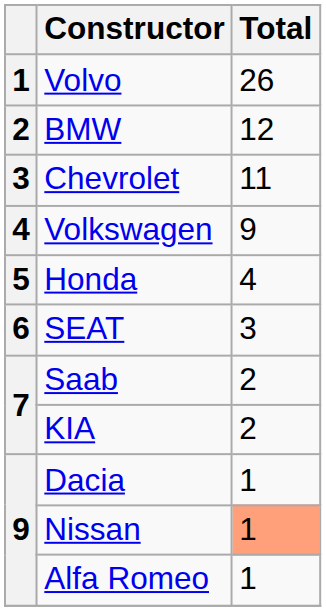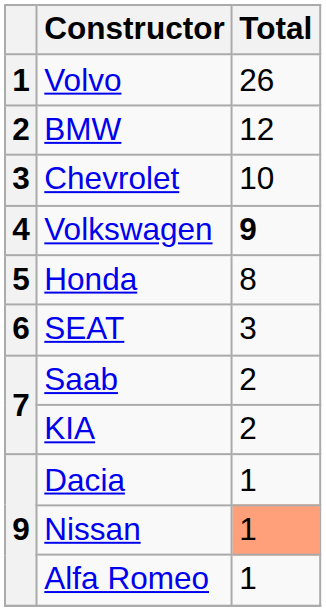(256, 179) 11 -> (257, 179) 10
(248, 229) normal -> (248, 229) bold
(248, 279) 4 -> (248, 279) 8
